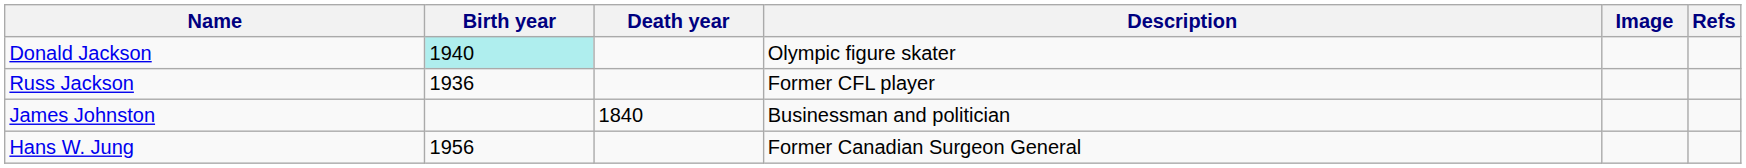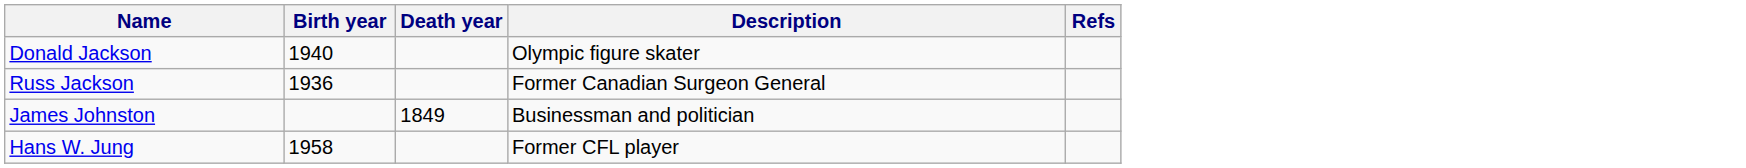- column: (1644, 21)
(452, 53) paleturquoise background -> (311, 53) no background
(851, 84) Former CFL player -> (669, 84) Former Canadian Surgeon General
(621, 116) 1840 -> (423, 116) 1849
(452, 147) 1956 -> (311, 147) 1958
(925, 147) Former Canadian Surgeon General -> (595, 147) Former CFL player
